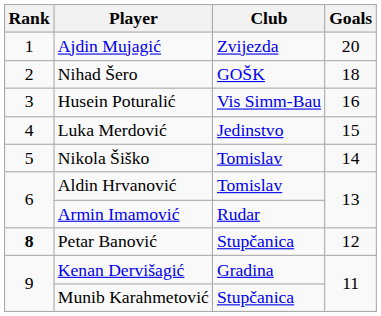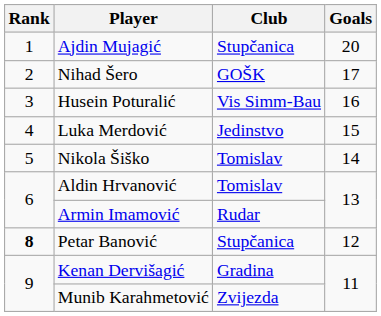(248, 46) Zvijezda -> (256, 46) Stupčanica
(351, 74) 18 -> (351, 74) 17
(256, 297) Stupčanica -> (248, 297) Zvijezda
